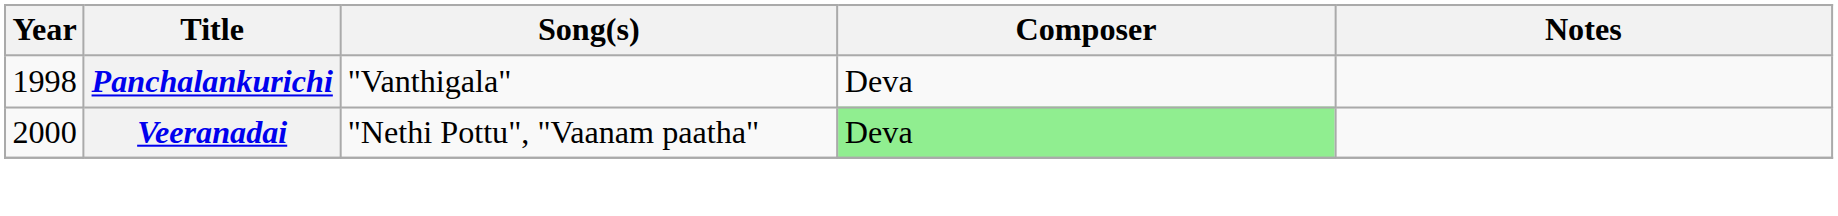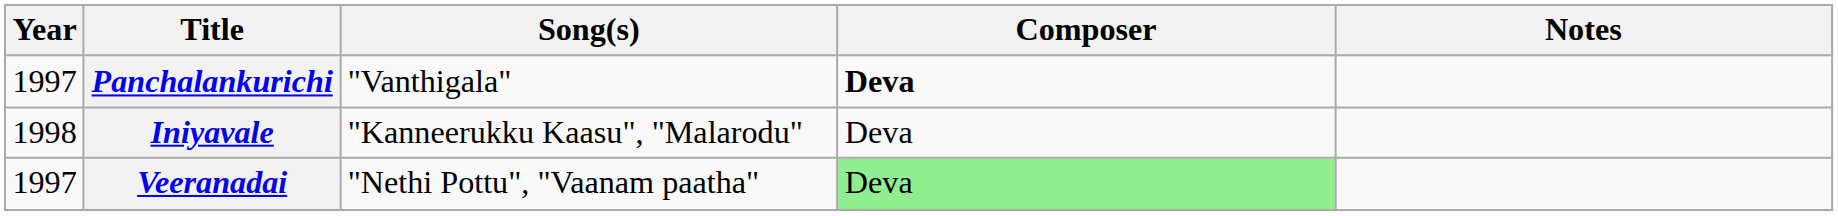(45, 81) 1998 -> (45, 81) 1997
(879, 81) normal -> (880, 81) bold
+ row: (212, 132)
(45, 132) 2000 -> (45, 183) 1997
